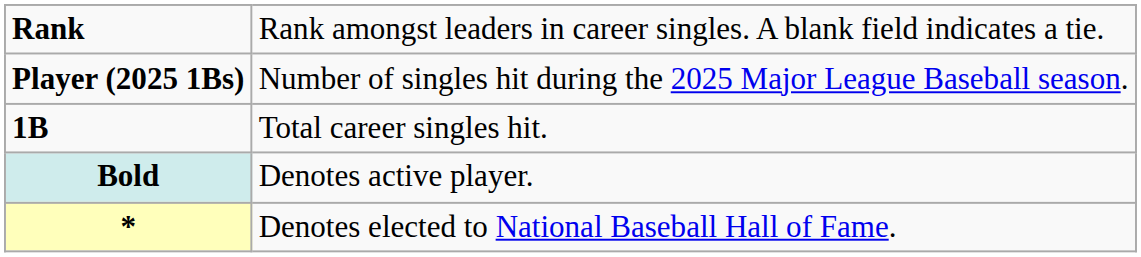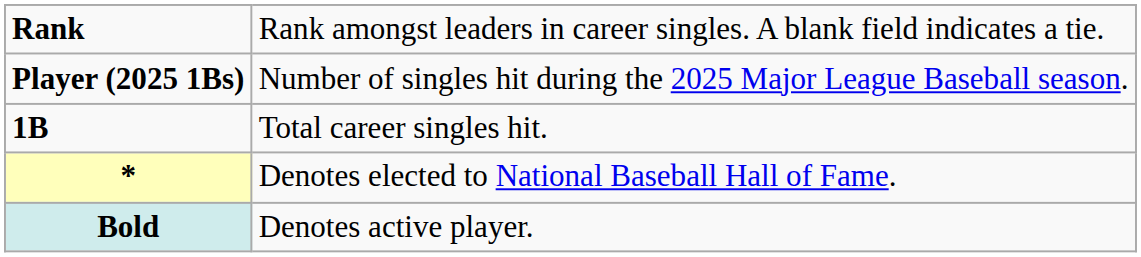rows swapped: (128, 226) <-> (128, 176)
